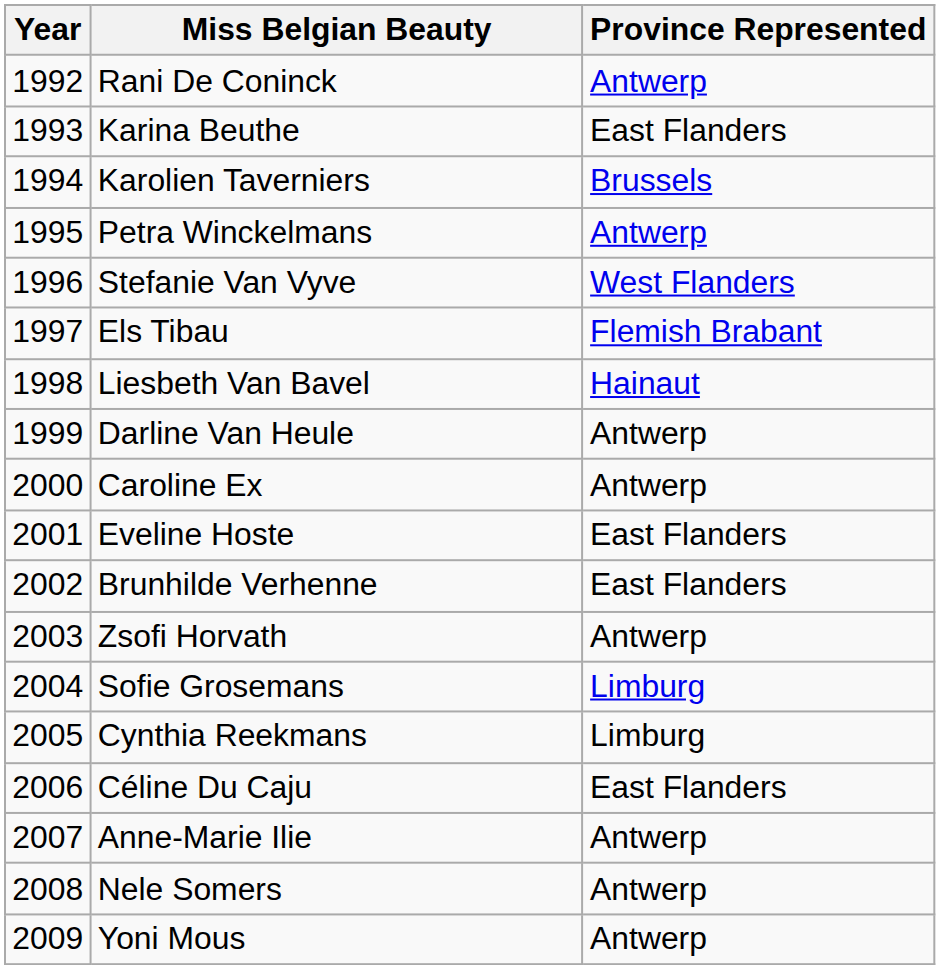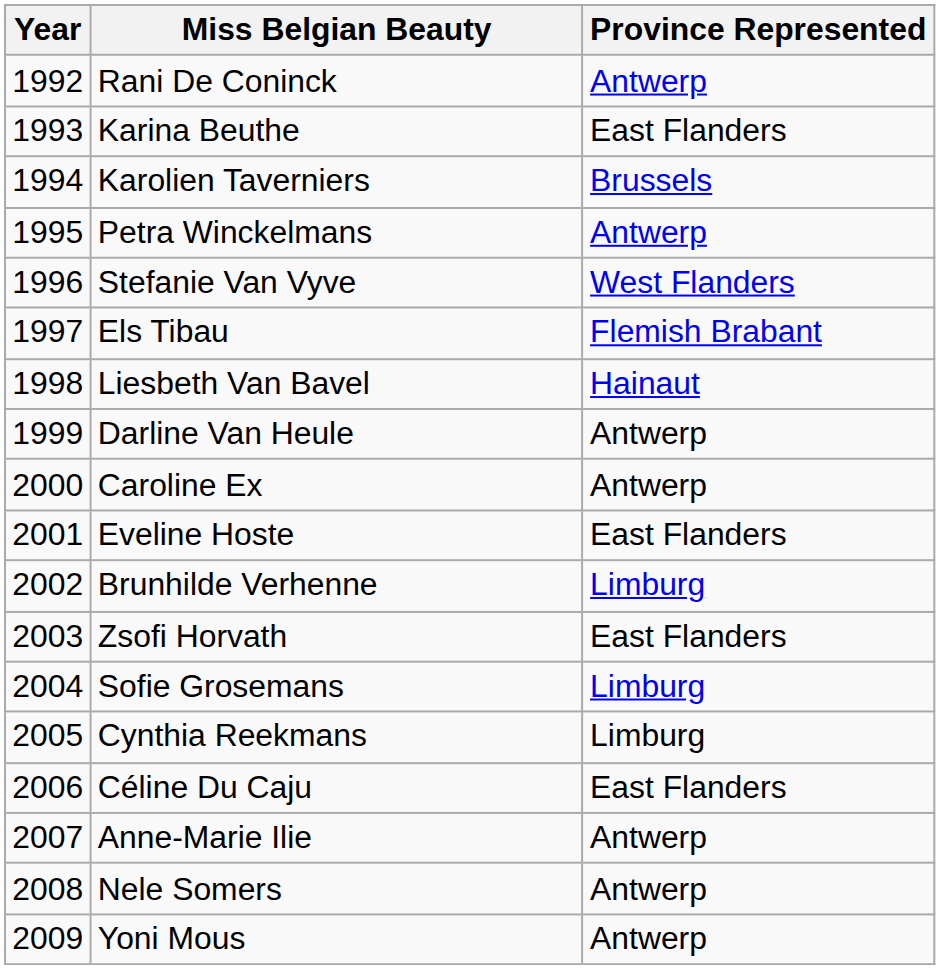(688, 585) East Flanders -> (648, 585) Limburg
(649, 635) Antwerp -> (688, 635) East Flanders
